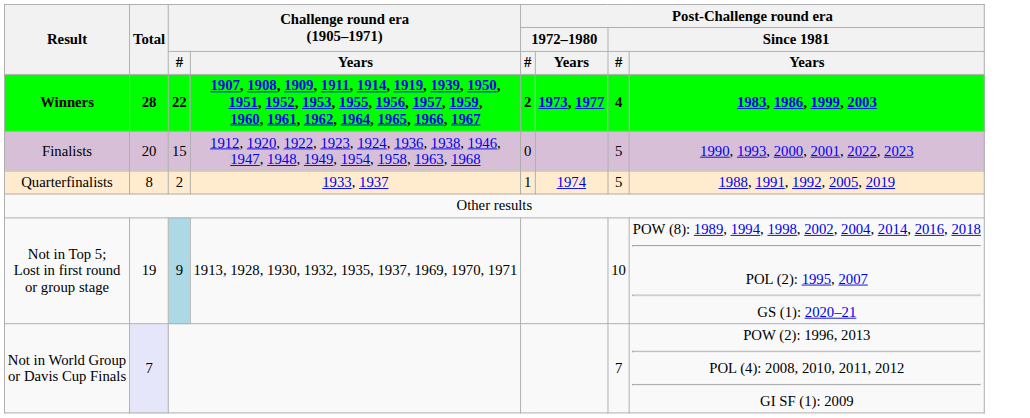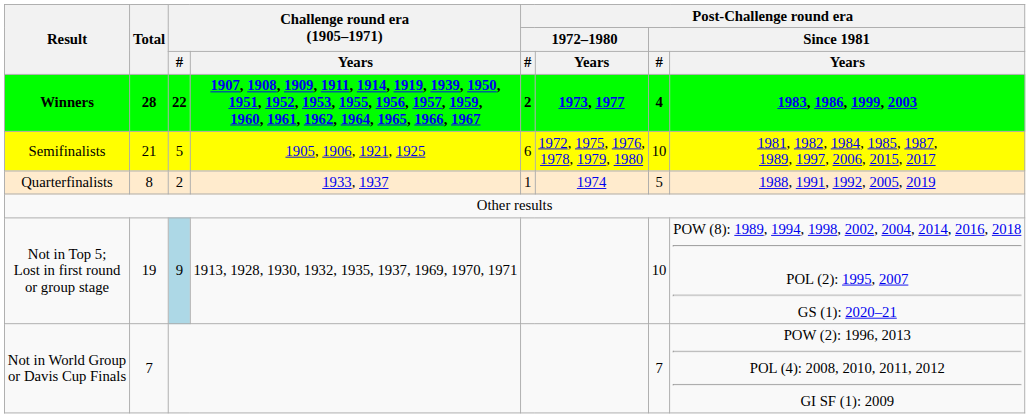- row: (67, 150)
+ row: (67, 150)
(149, 368) lavender background -> (149, 368) no background
